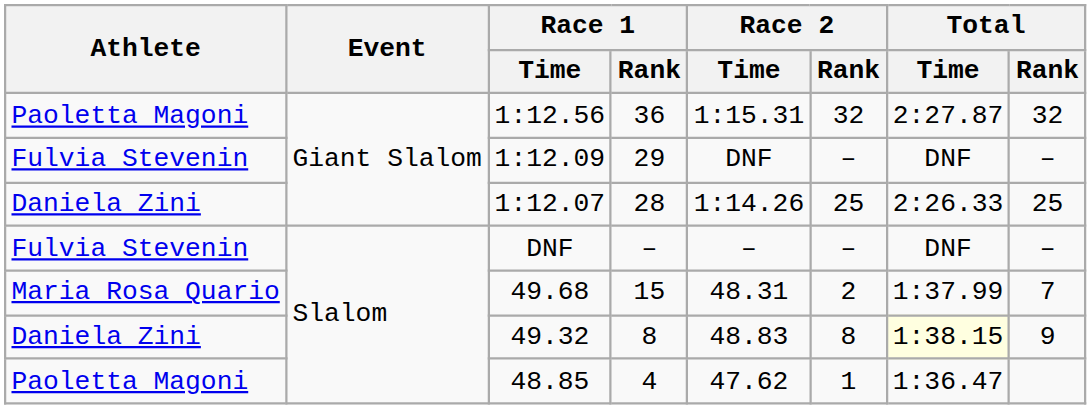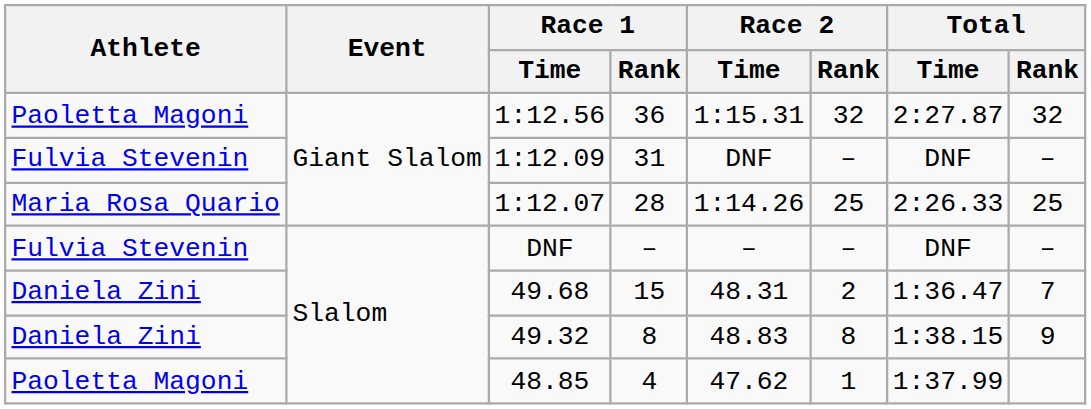(649, 160) 29 -> (649, 160) 31
(106, 204) Daniela Zini -> (146, 204) Maria Rosa Quario
(146, 292) Maria Rosa Quario -> (106, 292) Daniela Zini
(948, 292) 1:37.99 -> (948, 292) 1:36.47
(948, 337) lightyellow background -> (948, 337) no background
(948, 381) 1:36.47 -> (948, 381) 1:37.99
